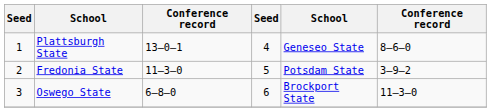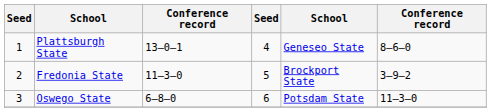(324, 70) Potsdam State -> (311, 76) Brockport State
(311, 93) Brockport State -> (324, 99) Potsdam State
